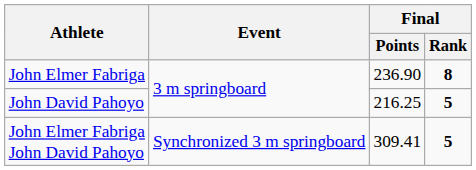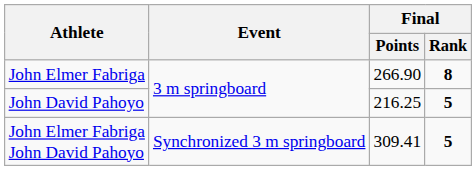(397, 74) 236.90 -> (397, 74) 266.90
